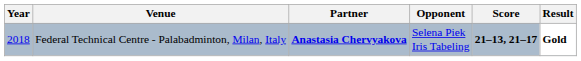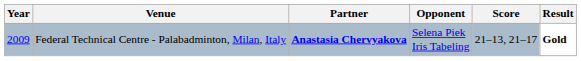(18, 39) 2018 -> (18, 39) 2009
(506, 39) bold -> (506, 39) normal
